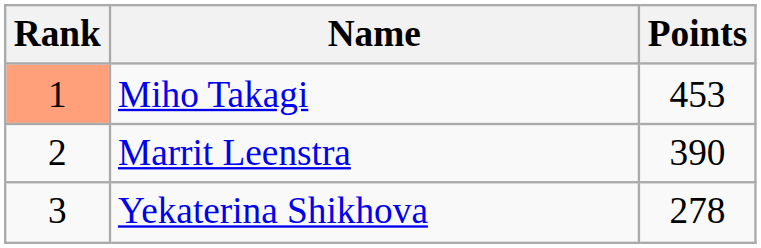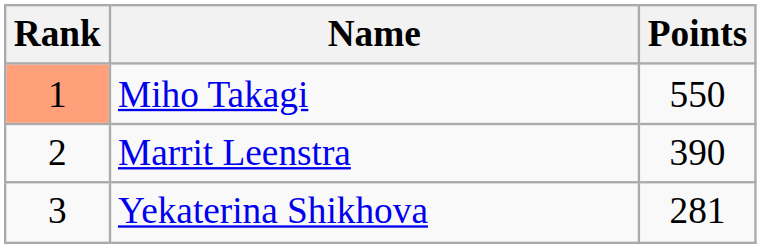(697, 93) 453 -> (697, 93) 550
(697, 211) 278 -> (697, 211) 281
